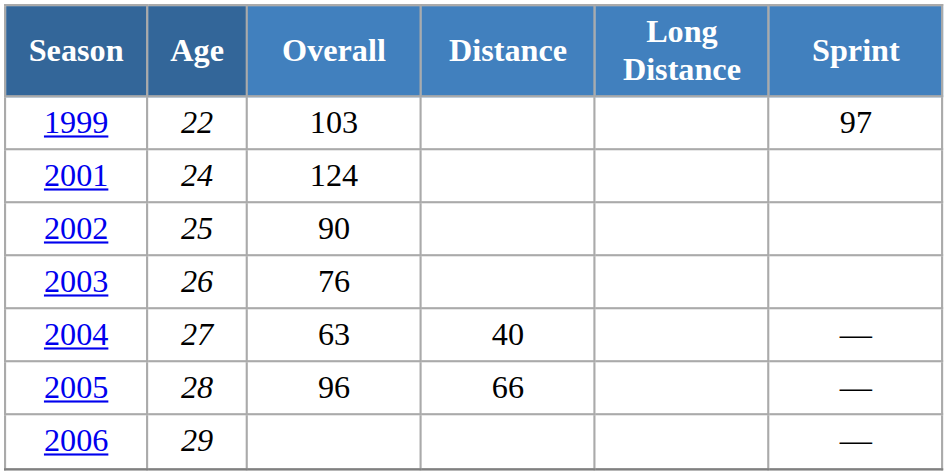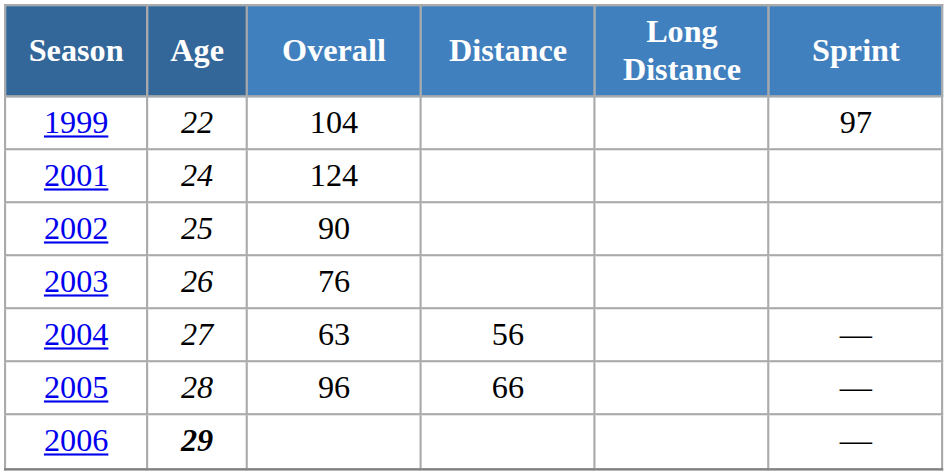(334, 122) 103 -> (334, 122) 104
(508, 335) 40 -> (508, 335) 56
(197, 441) normal -> (197, 441) bold
